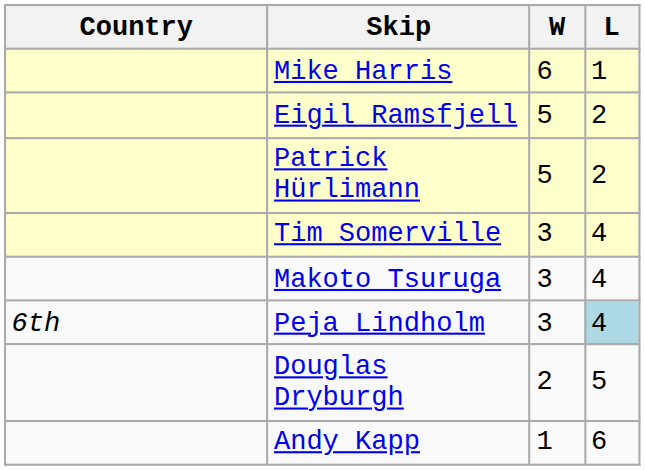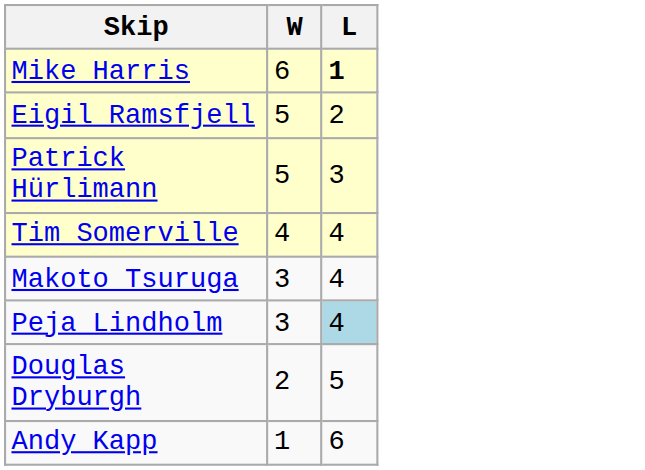- column: (136, 27)
(599, 71) normal -> (337, 71) bold
(599, 175) 2 -> (337, 175) 3
(545, 235) 3 -> (282, 235) 4
